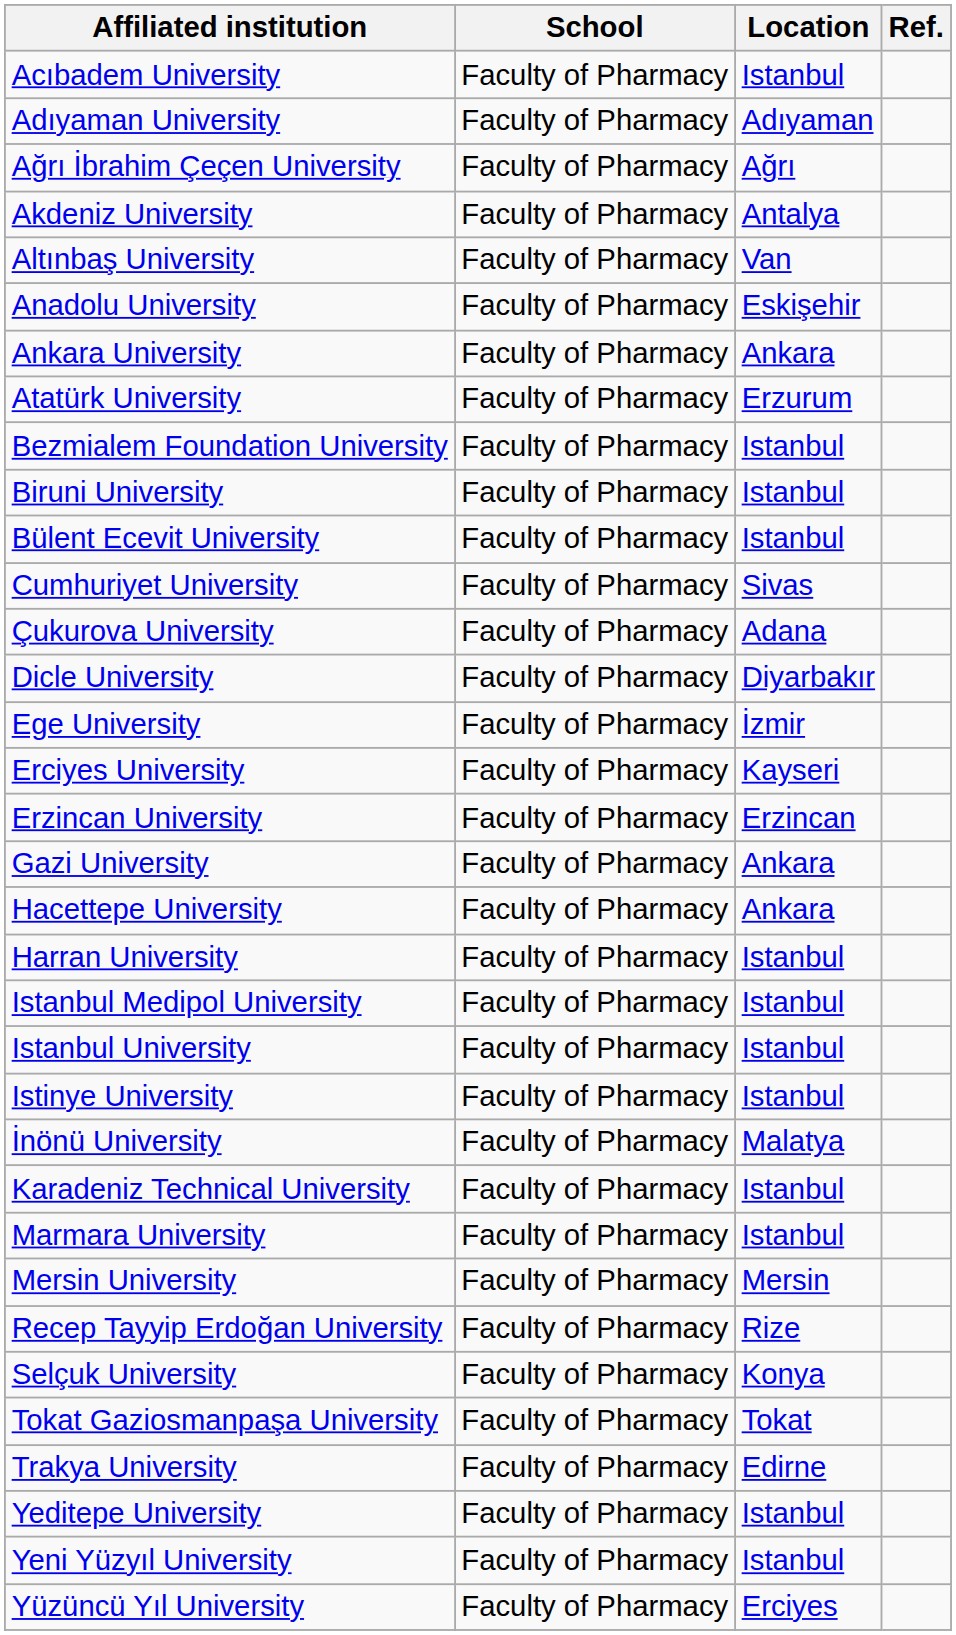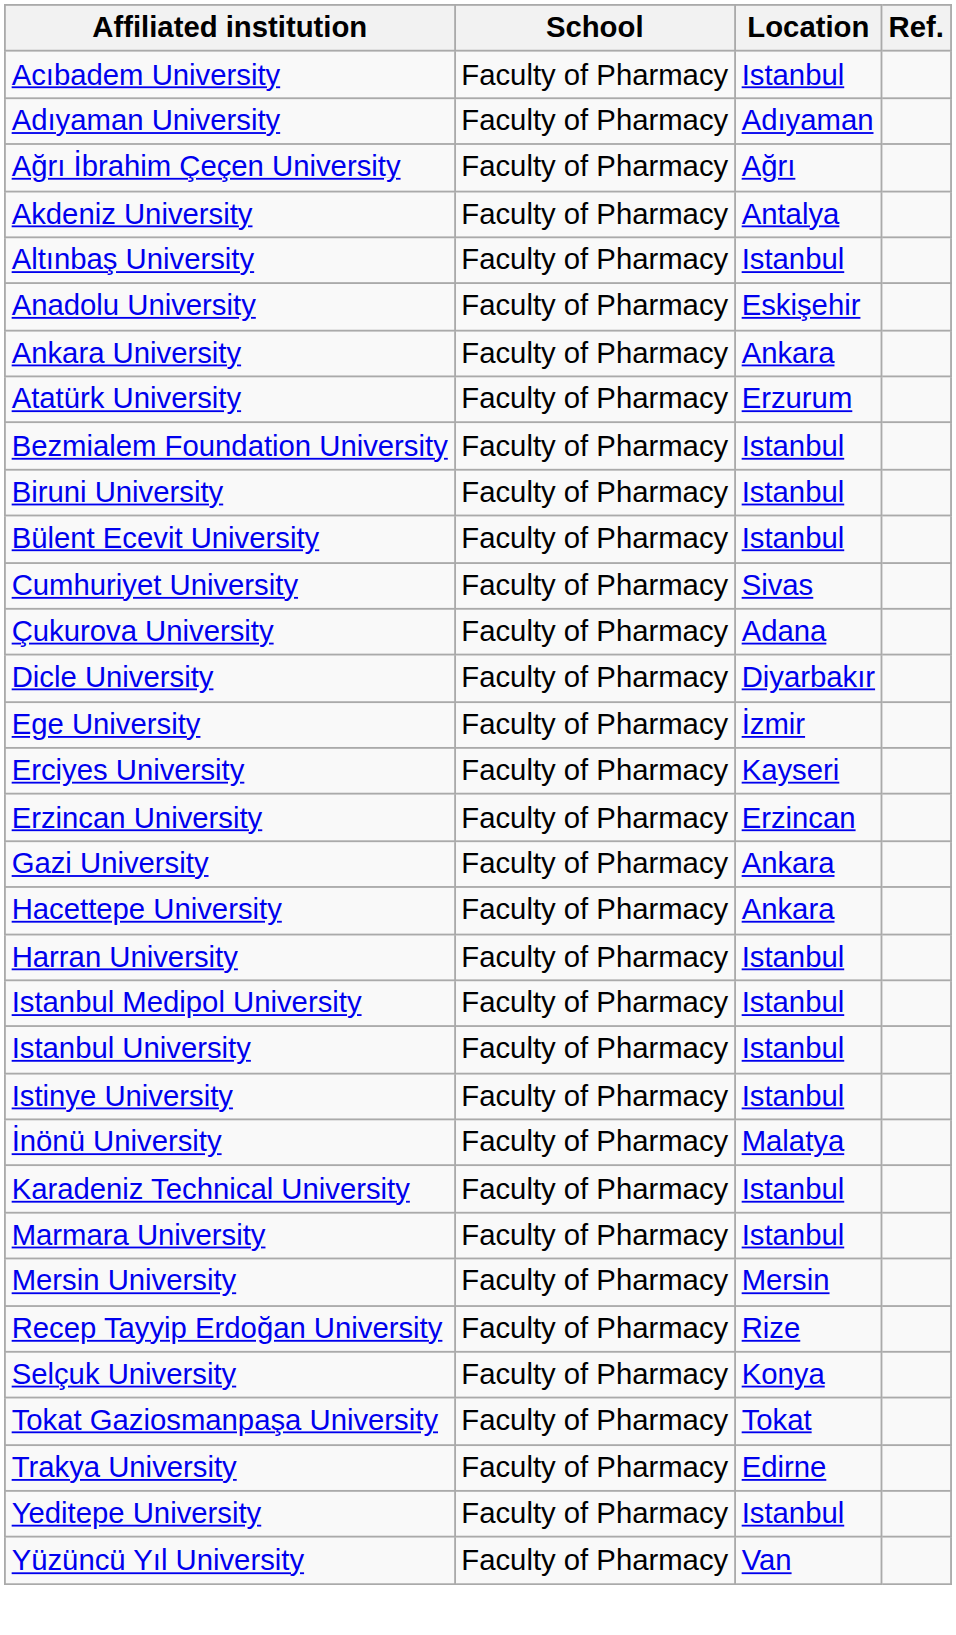(767, 259) Van -> (793, 259) Istanbul
- row: (152, 1560)
(790, 1606) Erciyes -> (767, 1560) Van
